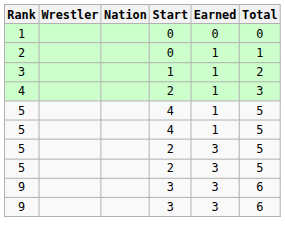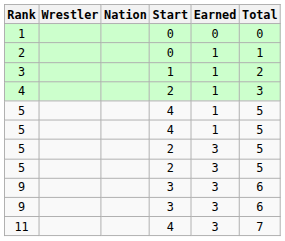+ row: (22, 226)
